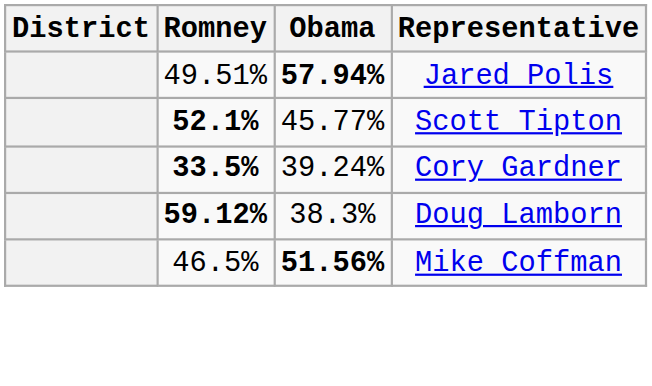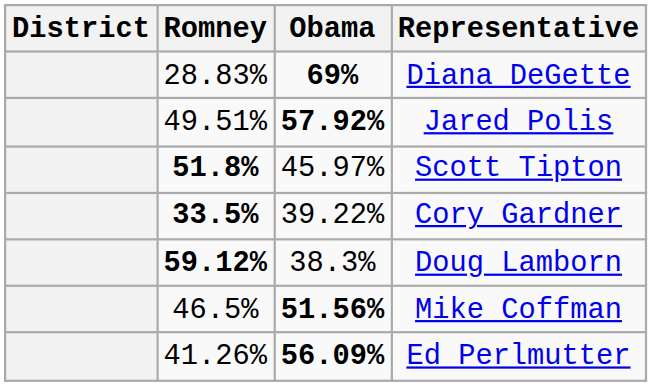+ row: (518, 75)
(332, 75) 57.94% -> (332, 122) 57.92%
(215, 122) 52.1% -> (215, 169) 51.8%
(332, 122) 45.77% -> (332, 169) 45.97%
(332, 169) 39.24% -> (332, 216) 39.22%
+ row: (518, 356)
